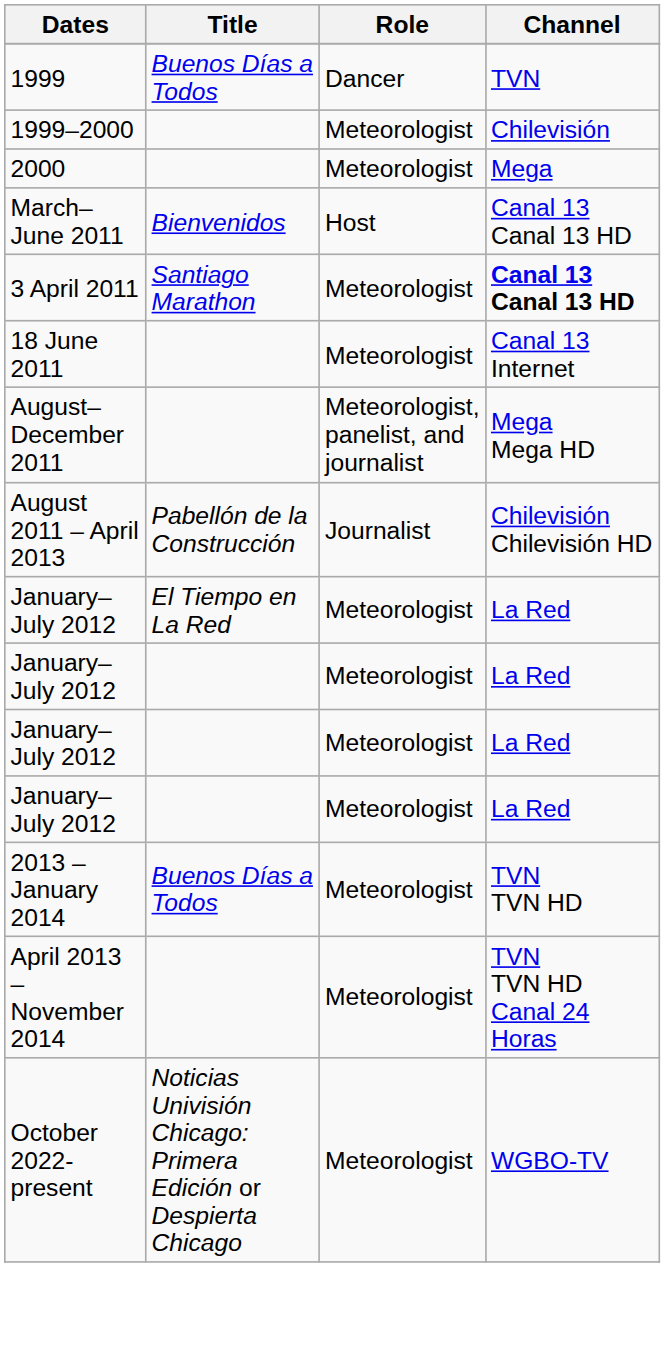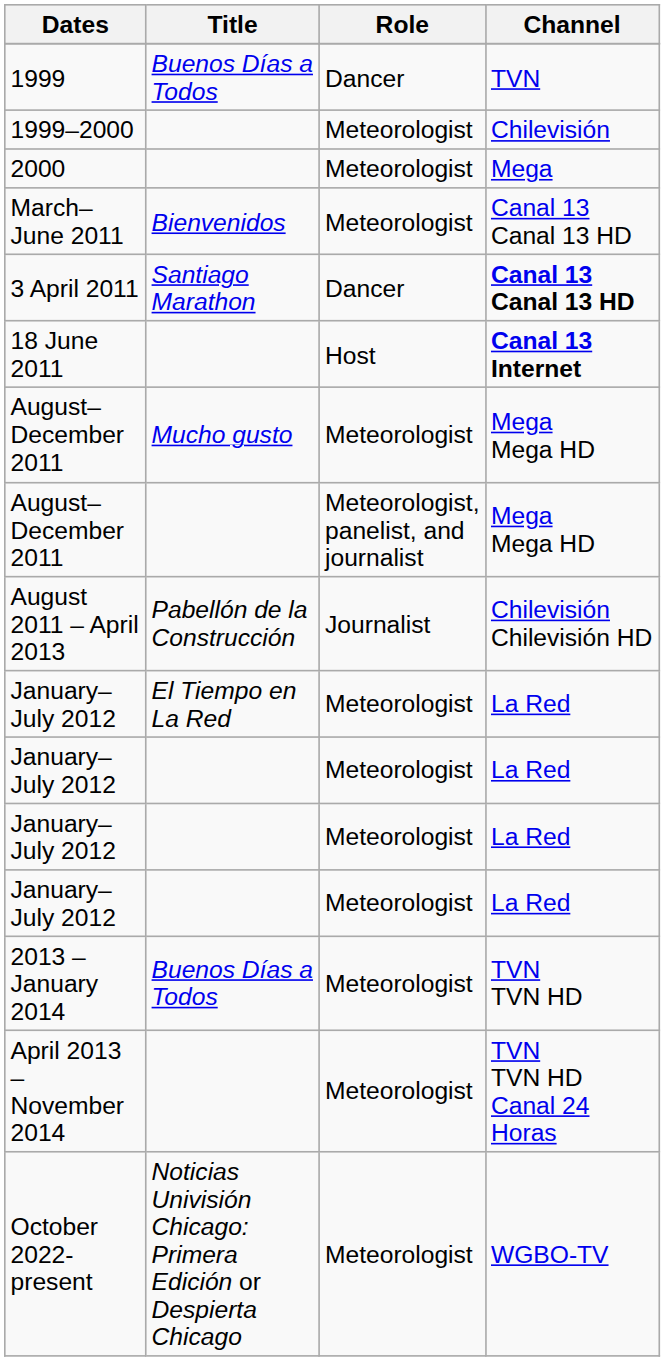(350, 222) Host -> (399, 222) Meteorologist
(399, 288) Meteorologist -> (365, 288) Dancer
(399, 355) Meteorologist -> (350, 355) Host
(540, 355) normal -> (542, 355) bold
+ row: (67, 435)
